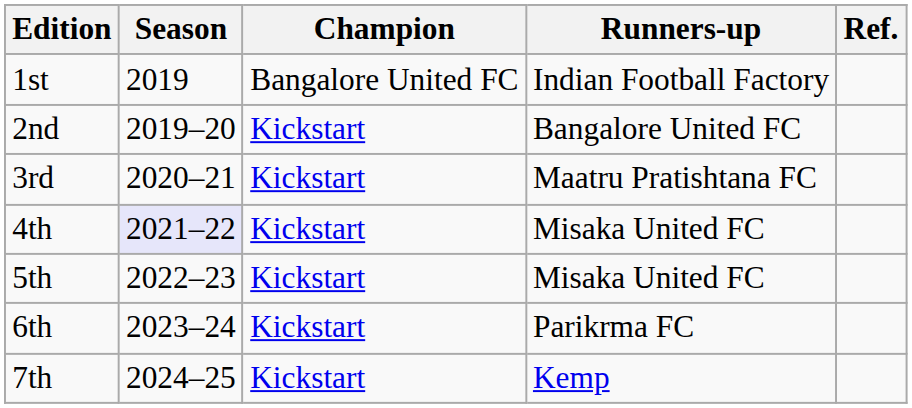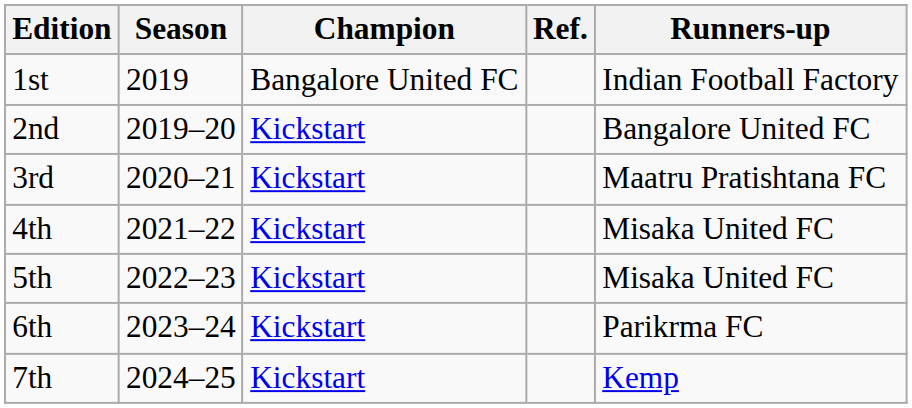columns swapped: (681, 29) <-> (871, 29)
(181, 228) lavender background -> (181, 228) no background
